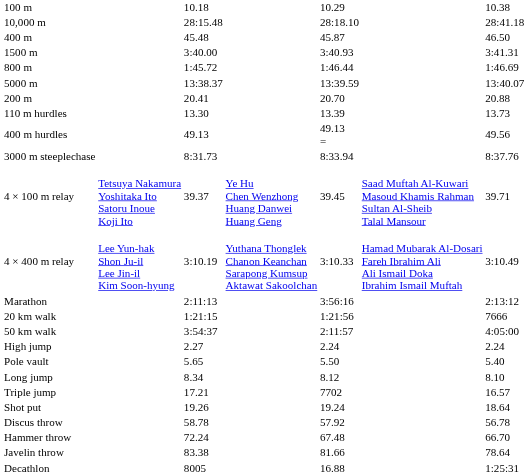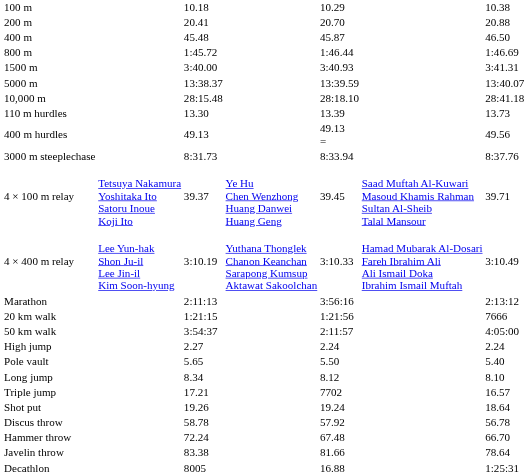rows swapped: (18, 98) <-> (25, 22)
rows swapped: (18, 68) <-> (21, 52)
